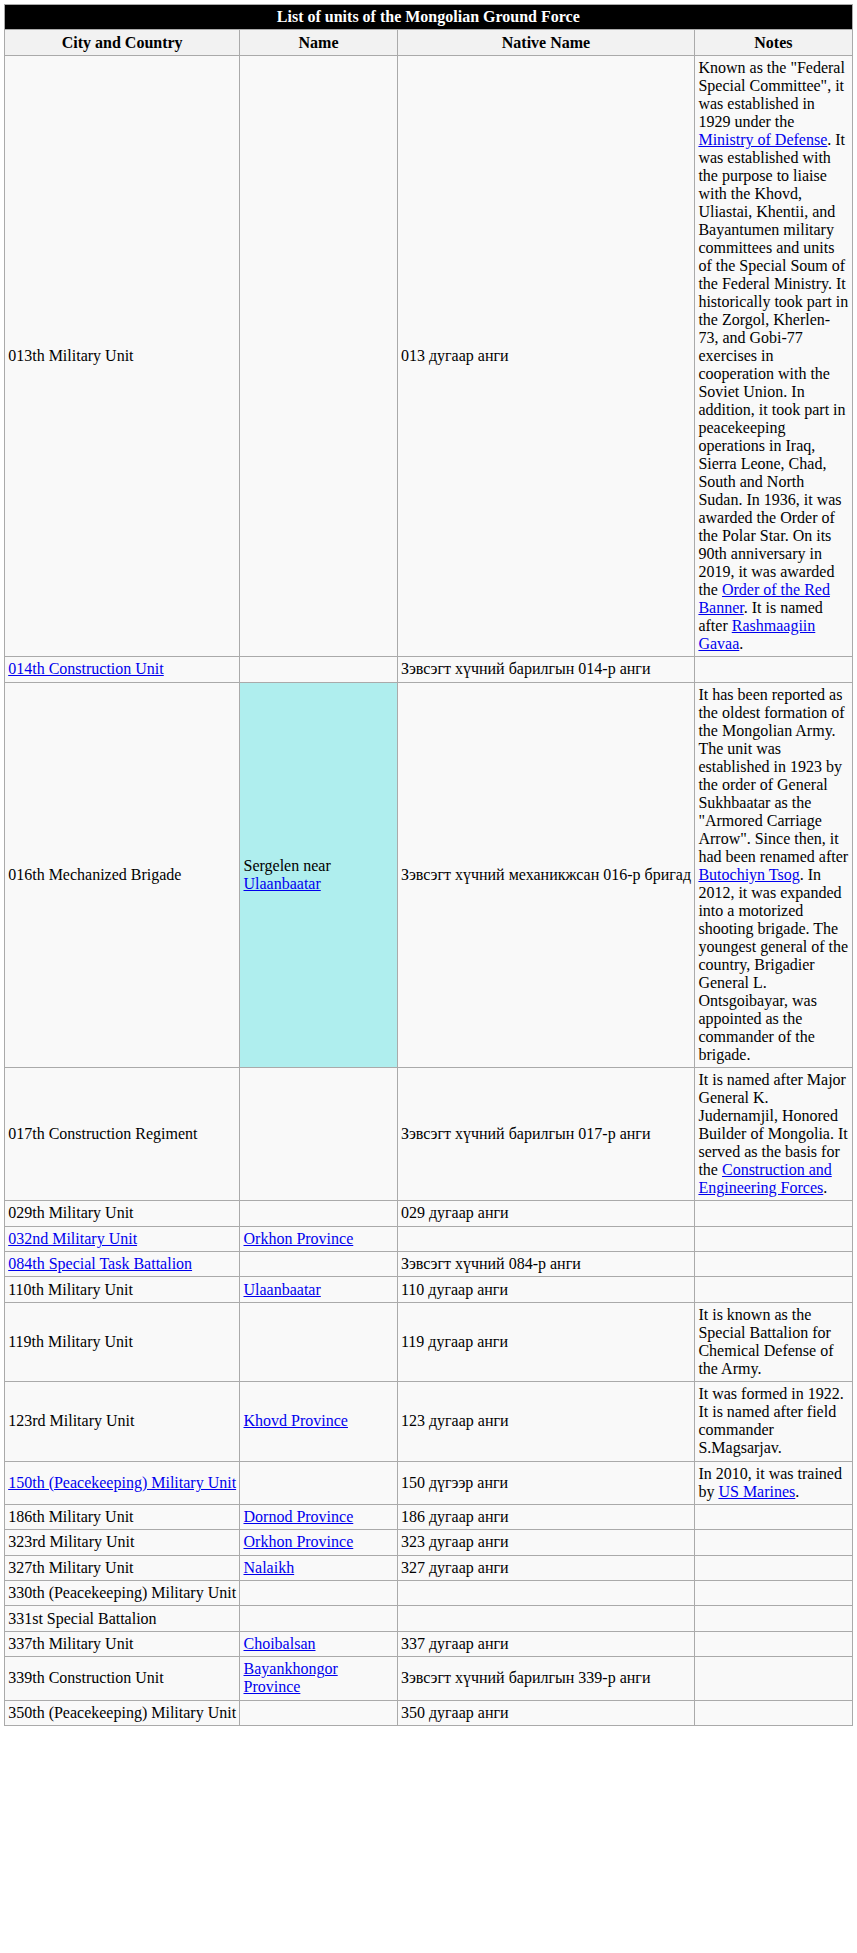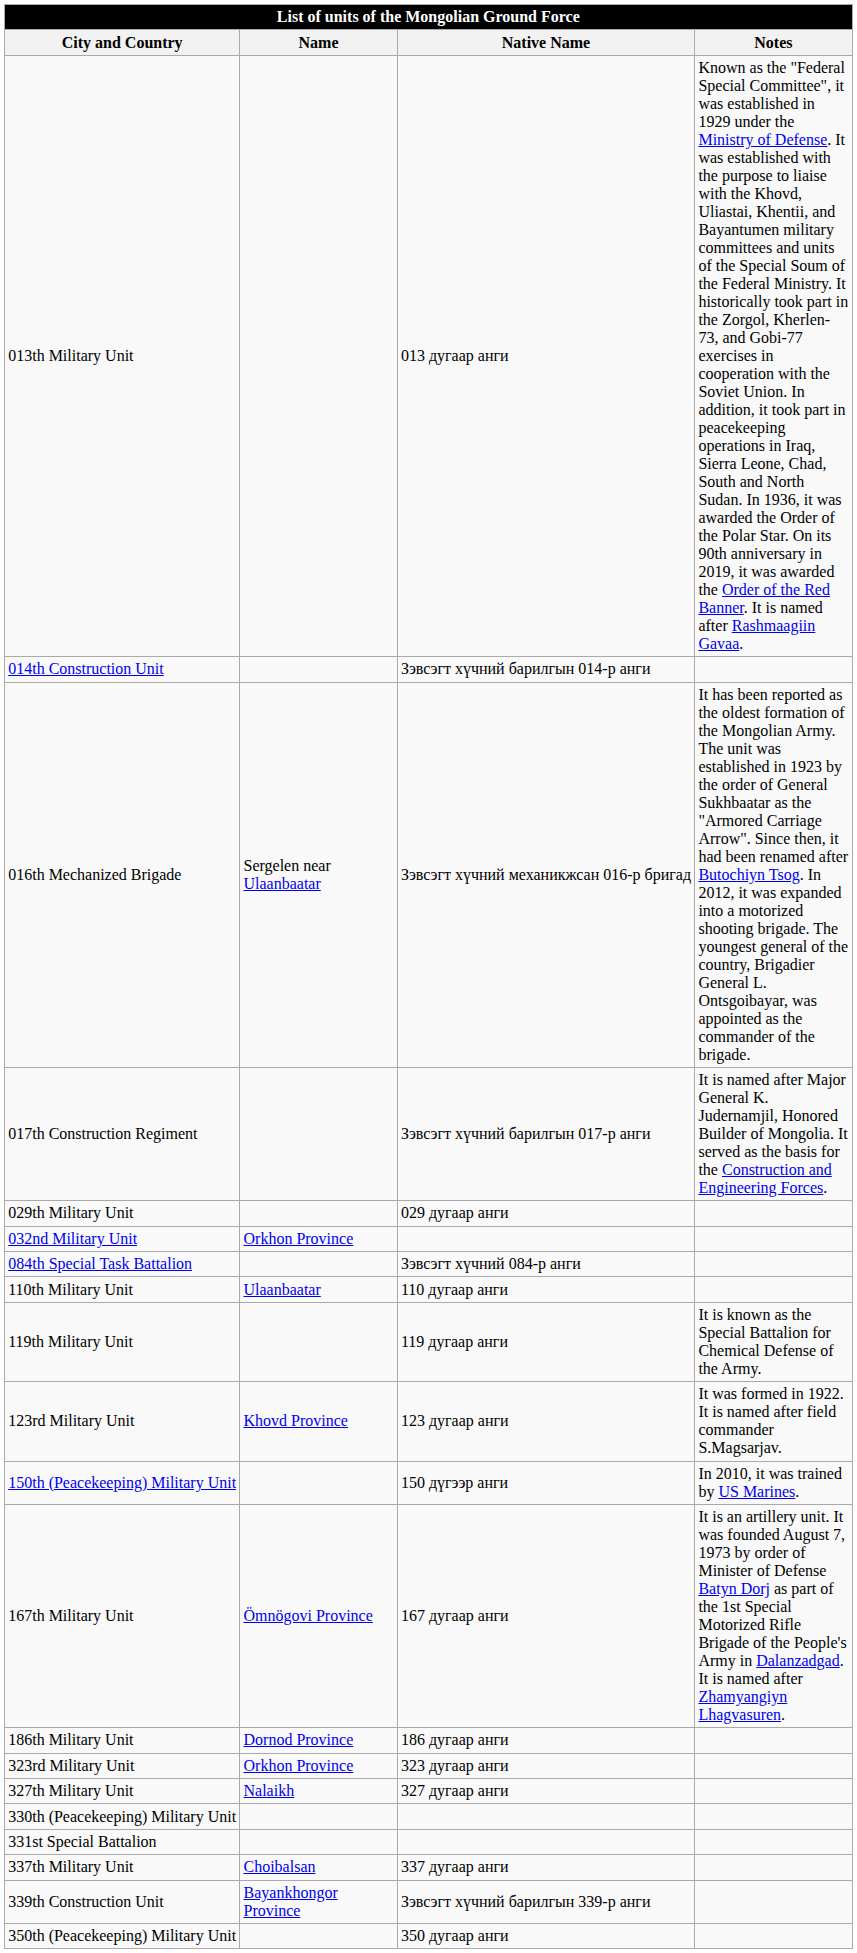(287, 874) paleturquoise background -> (287, 874) no background
+ row: (71, 1616)
